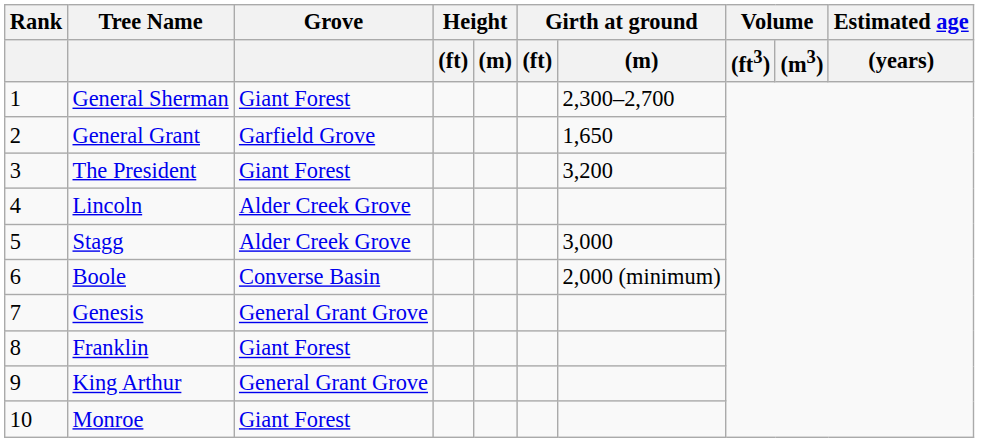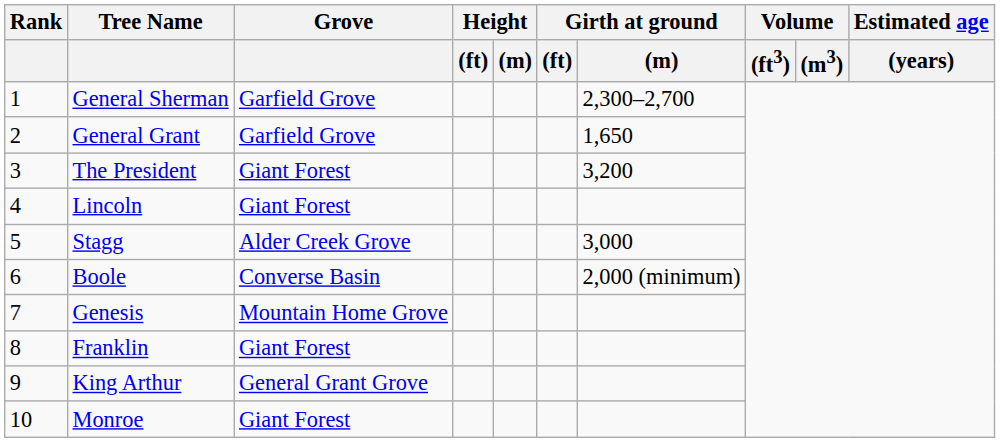(295, 99) Giant Forest -> (307, 99) Garfield Grove
(325, 205) Alder Creek Grove -> (295, 205) Giant Forest
(333, 312) General Grant Grove -> (343, 312) Mountain Home Grove
